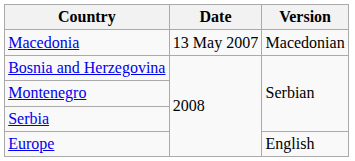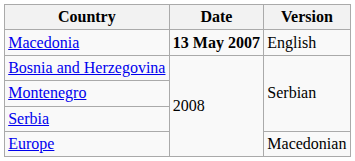(216, 42) normal -> (216, 42) bold
(305, 42) Macedonian -> (292, 42) English
(290, 144) English -> (307, 144) Macedonian
